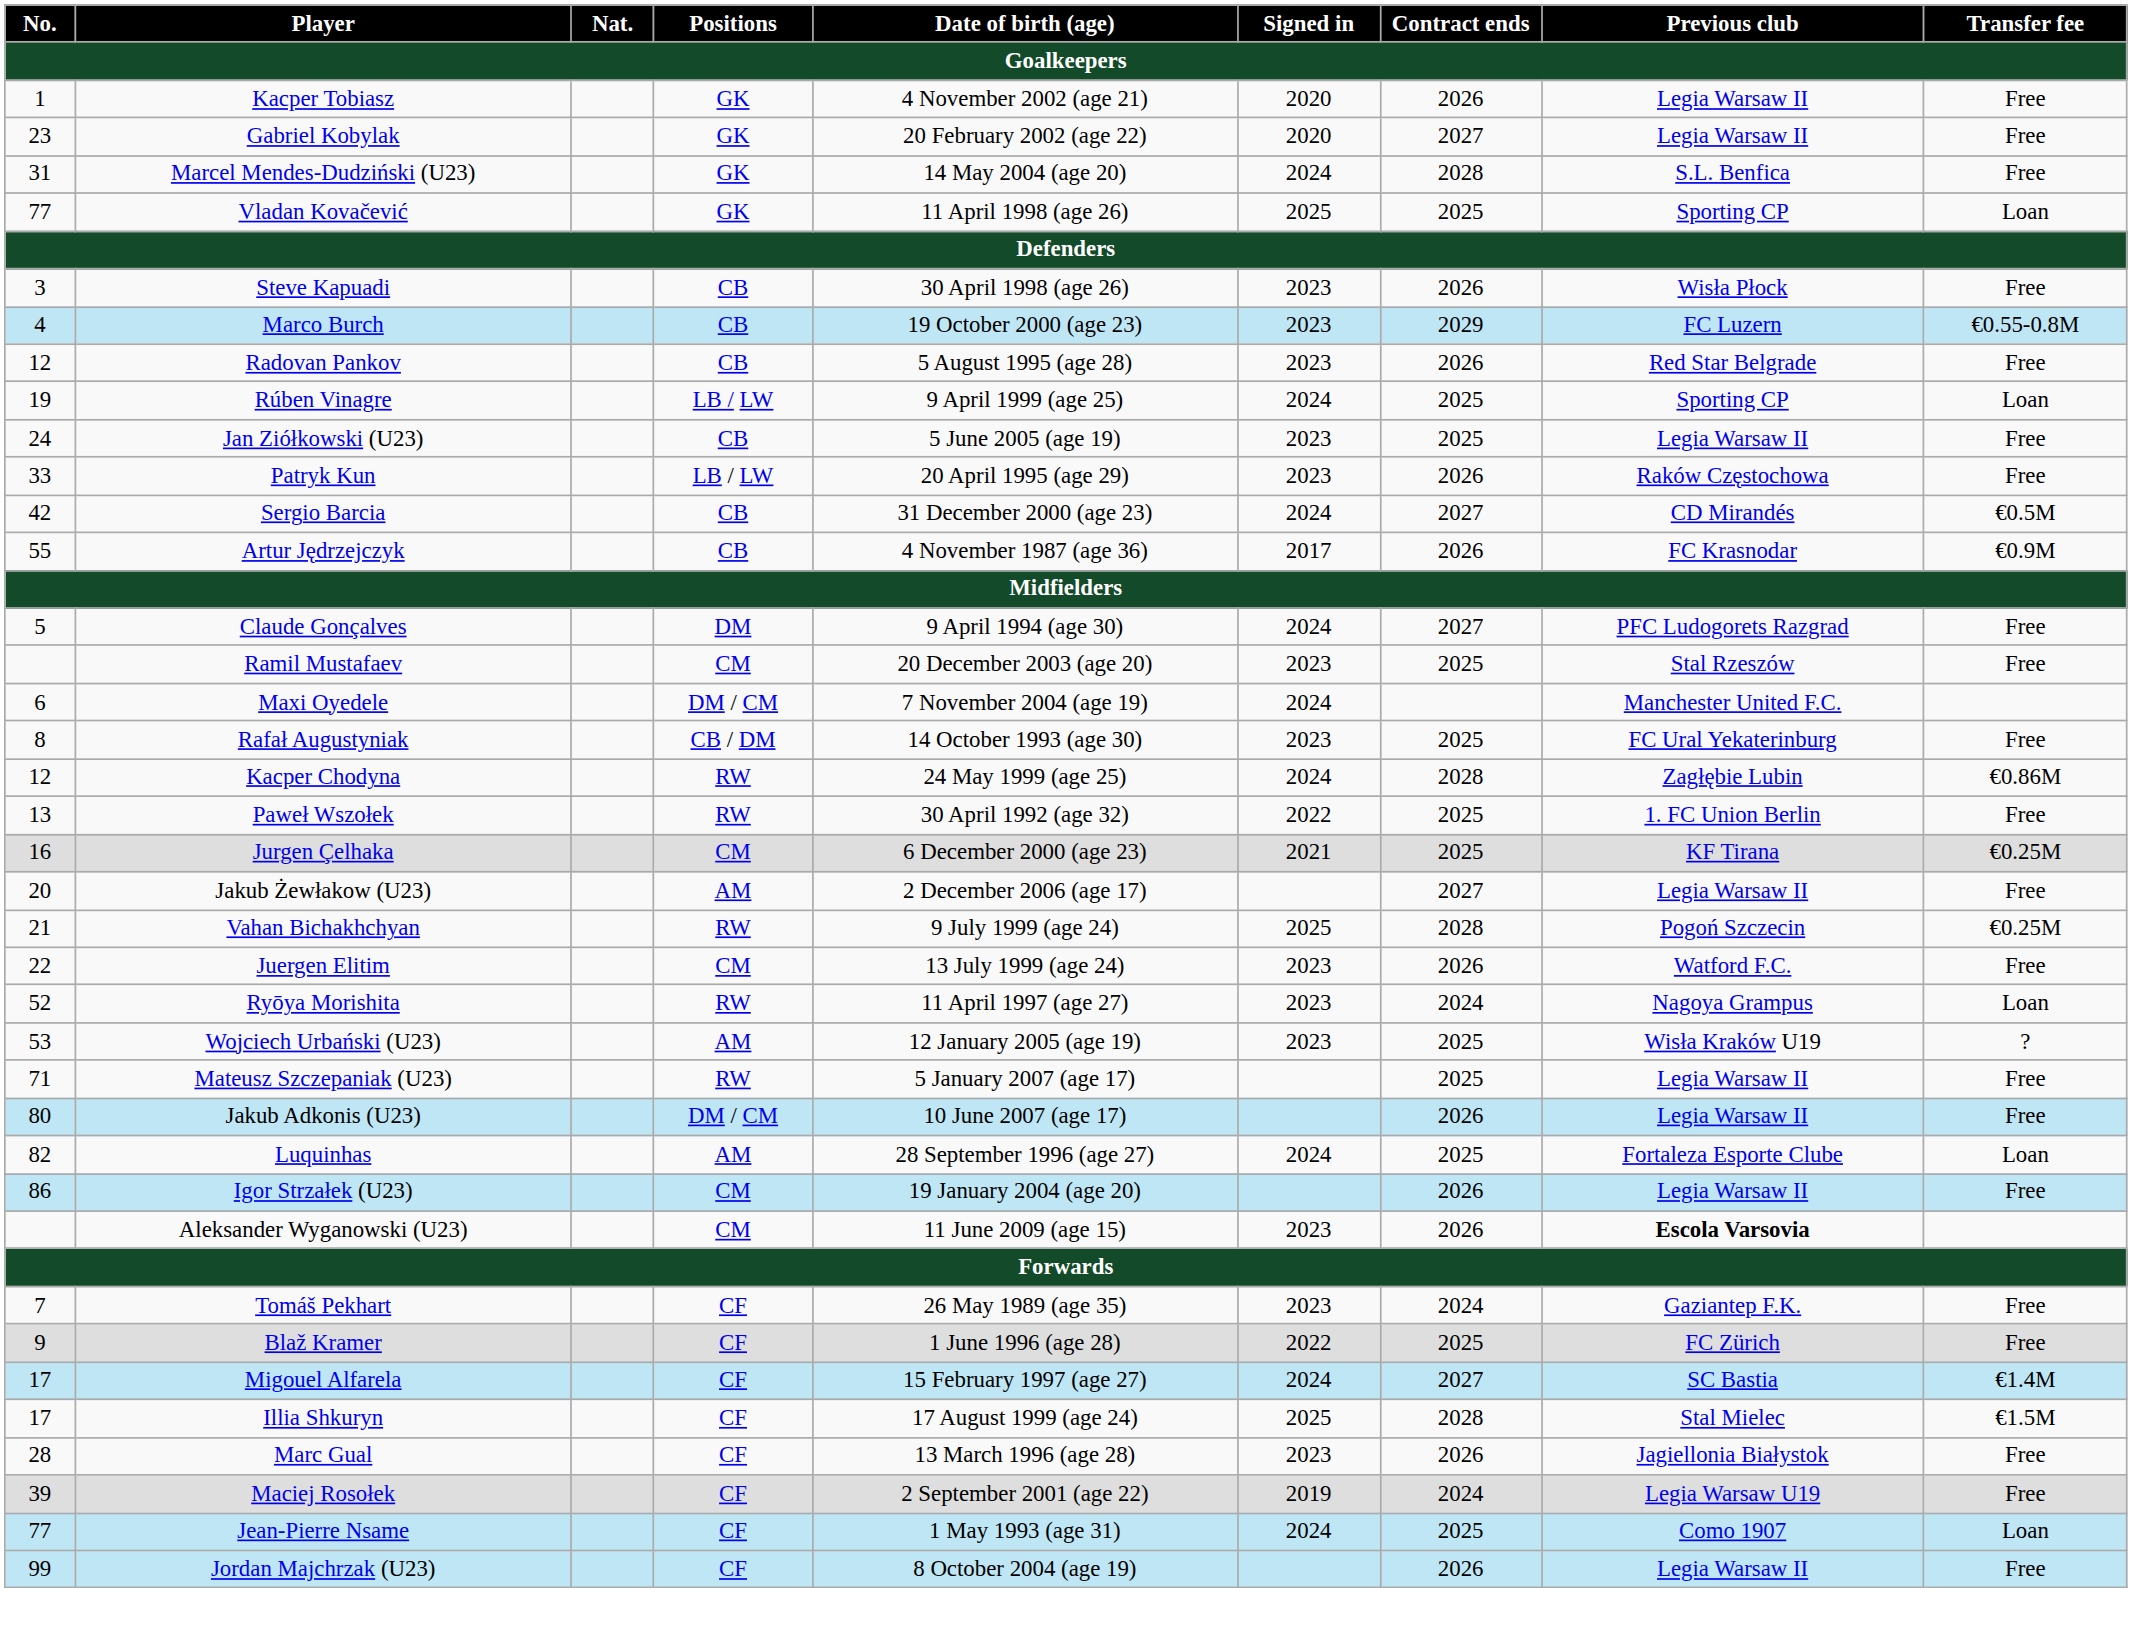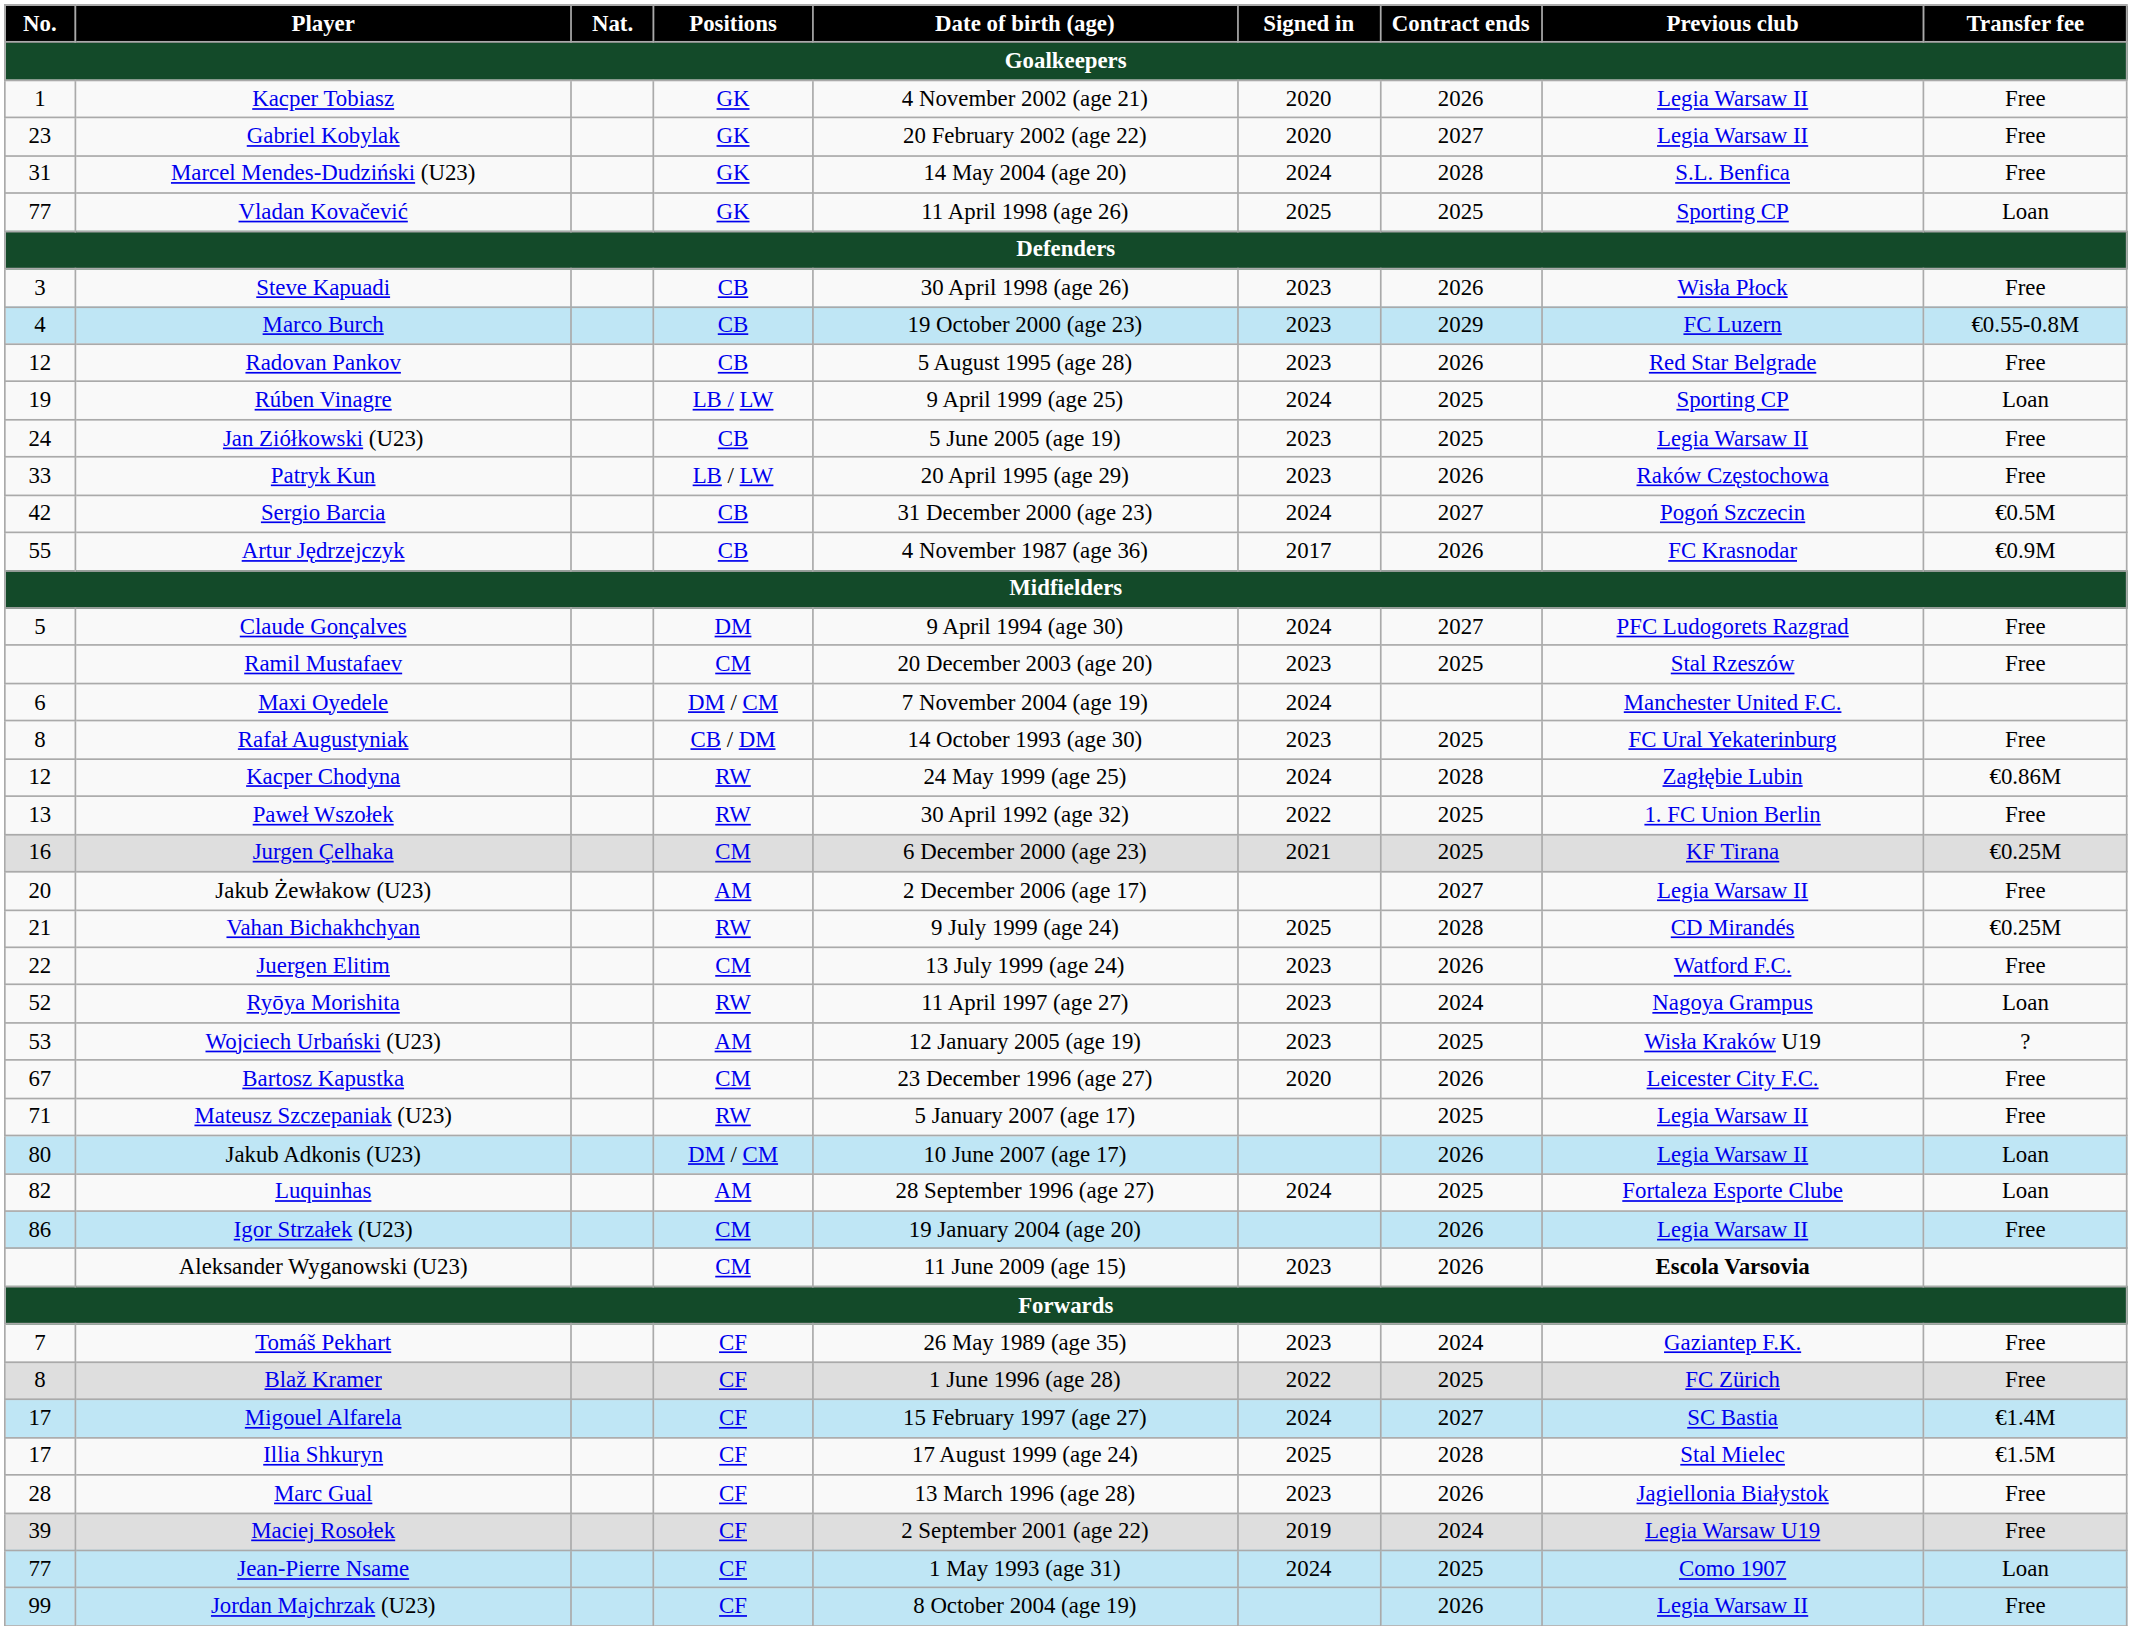(1733, 512) CD Mirandés -> (1733, 512) Pogoń Szczecin
(1733, 927) Pogoń Szczecin -> (1733, 927) CD Mirandés
+ row: (323, 1078)
(2025, 1116) Free -> (2025, 1153) Loan
(40, 1342) 9 -> (40, 1379) 8
